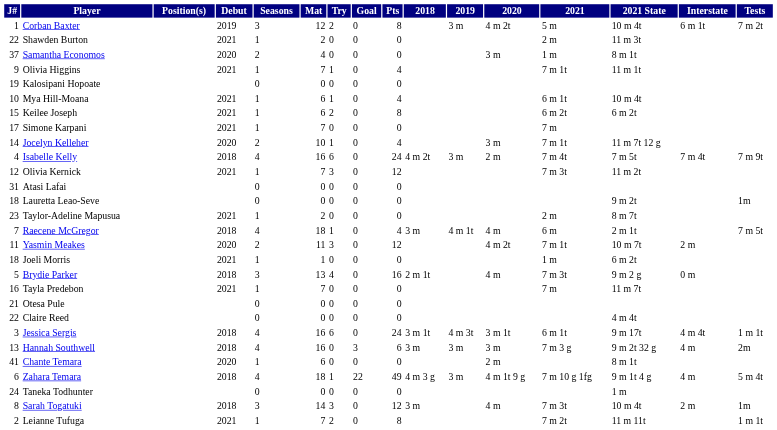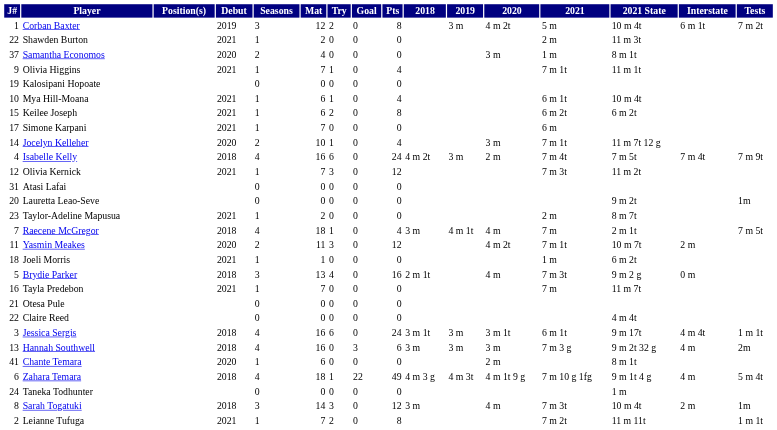(549, 128) 7 m -> (549, 128) 6 m
(14, 201) 18 -> (14, 201) 20
(549, 230) 6 m -> (549, 230) 7 m
(461, 333) 4 m 3t -> (456, 333) 3 m
(456, 377) 3 m -> (461, 377) 4 m 3t
